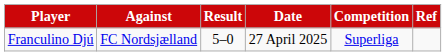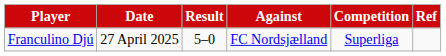columns swapped: (149, 16) <-> (288, 16)
